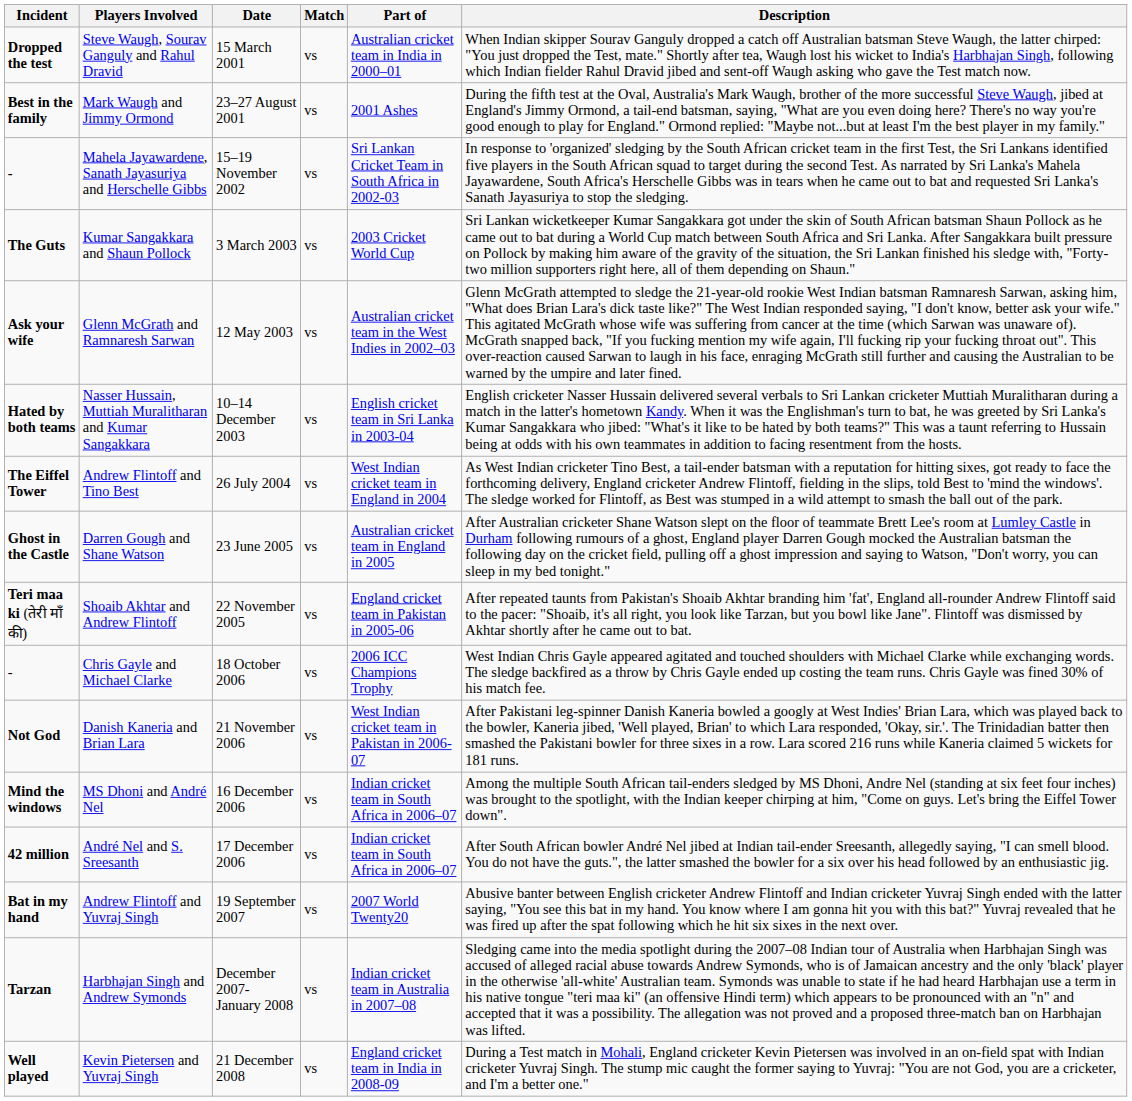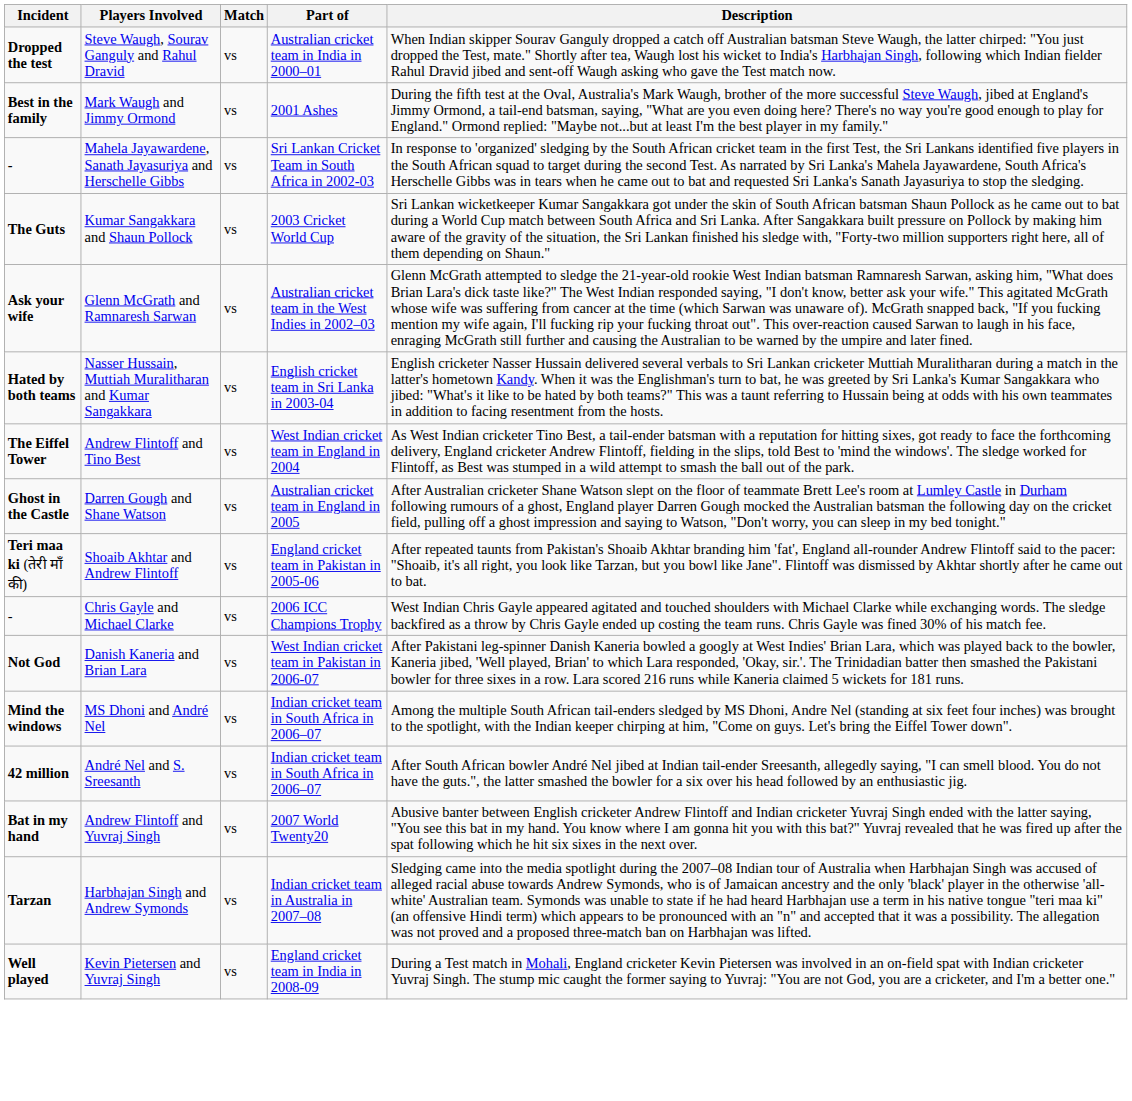- column: (257, 15)
